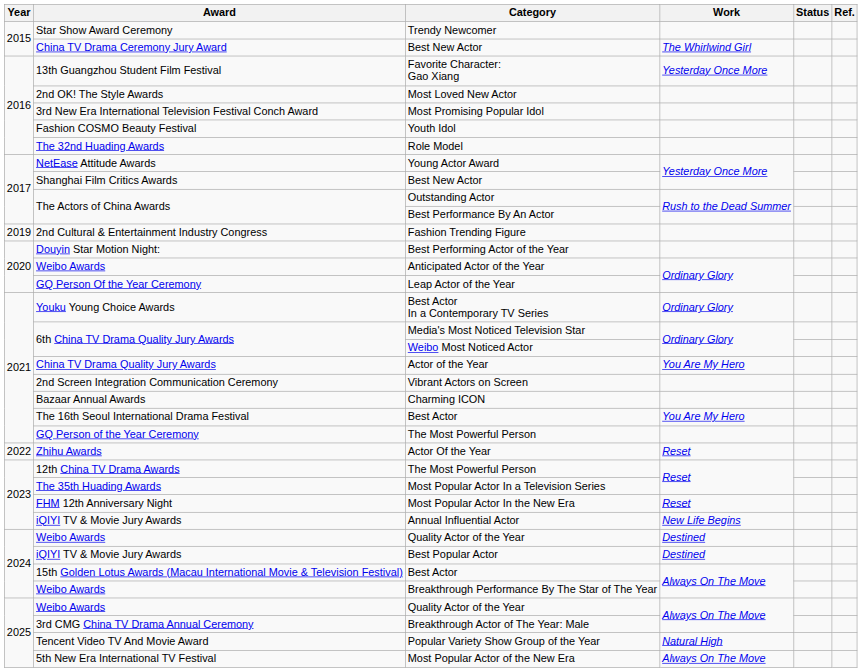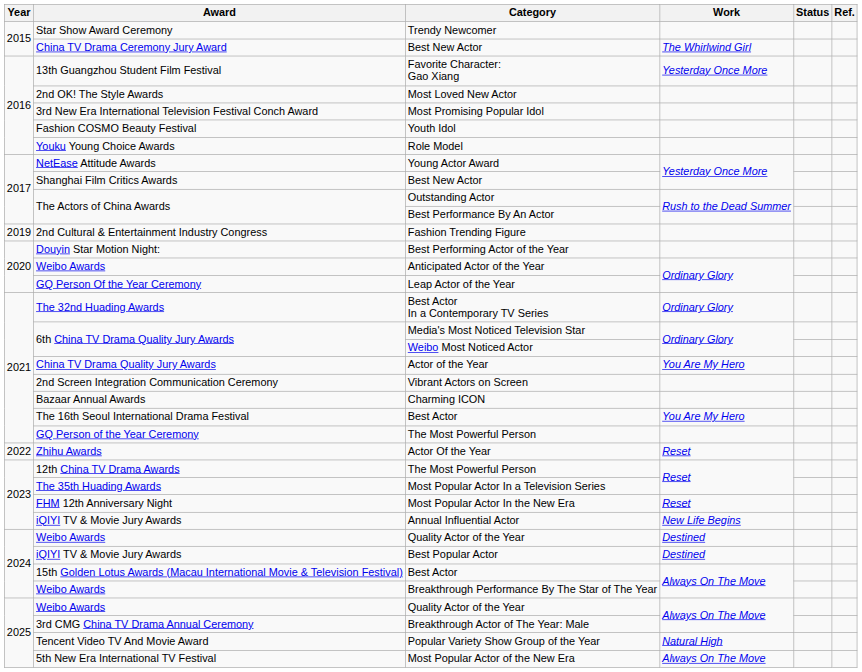(100, 146) The 32nd Huading Awards -> (105, 146) Youku Young Choice Awards
(105, 307) Youku Young Choice Awards -> (100, 307) The 32nd Huading Awards
